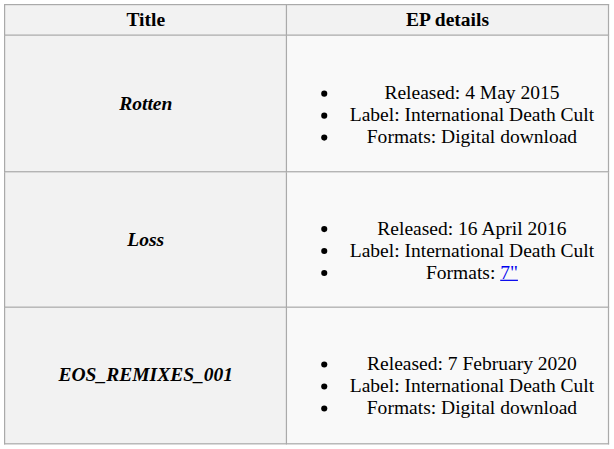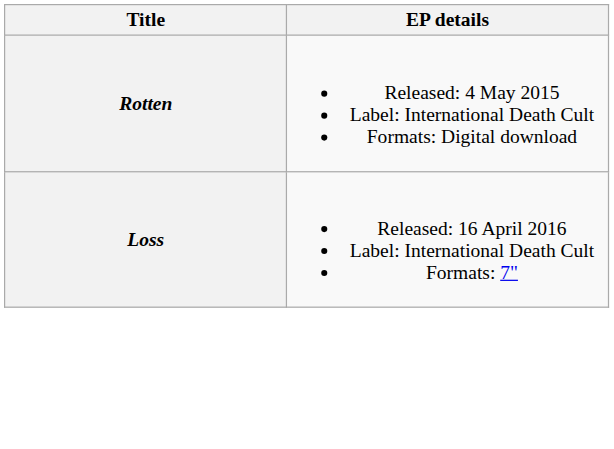- row: (146, 375)
